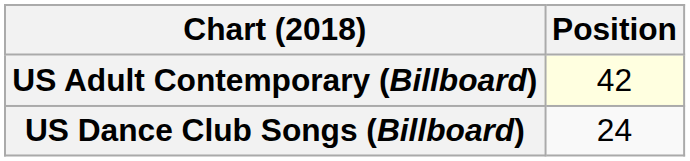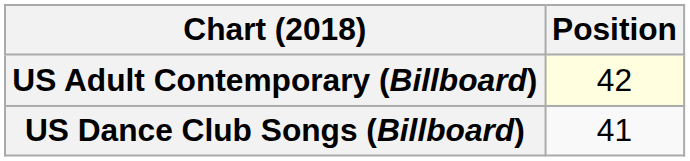(614, 130) 24 -> (614, 130) 41
